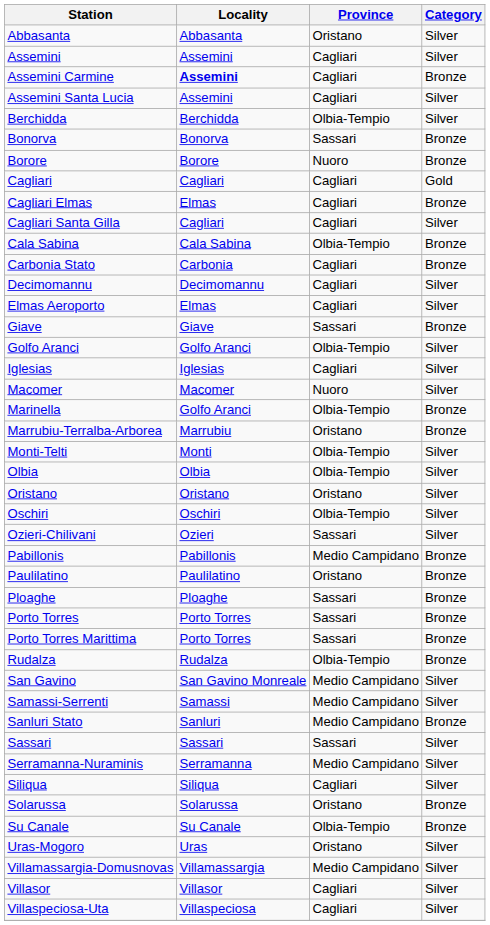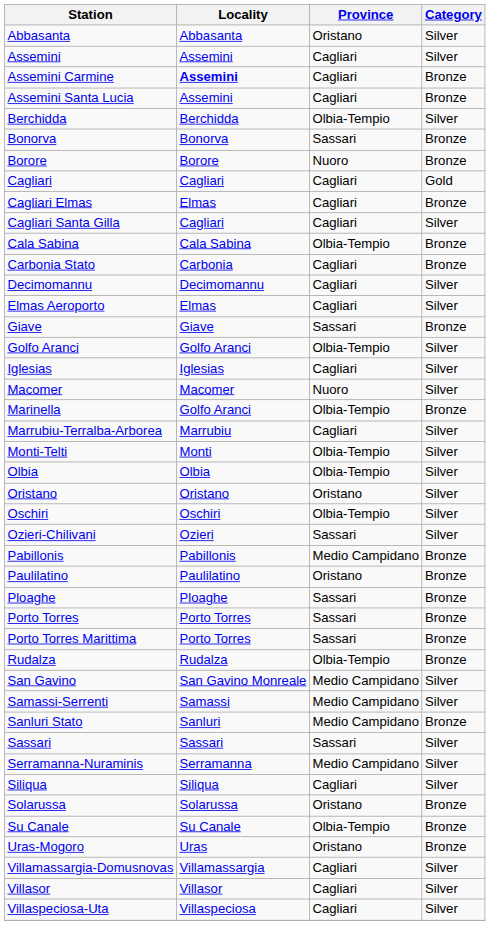(441, 98) Silver -> (446, 98) Bronze
(337, 431) Oristano -> (335, 431) Cagliari
(446, 431) Bronze -> (441, 431) Silver
(441, 847) Silver -> (446, 847) Bronze
(366, 868) Medio Campidano -> (335, 868) Cagliari
